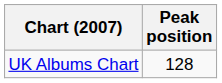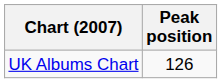(179, 63) 128 -> (179, 63) 126
